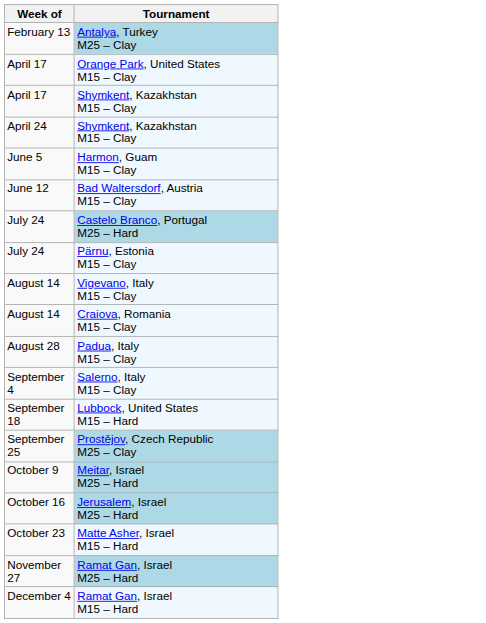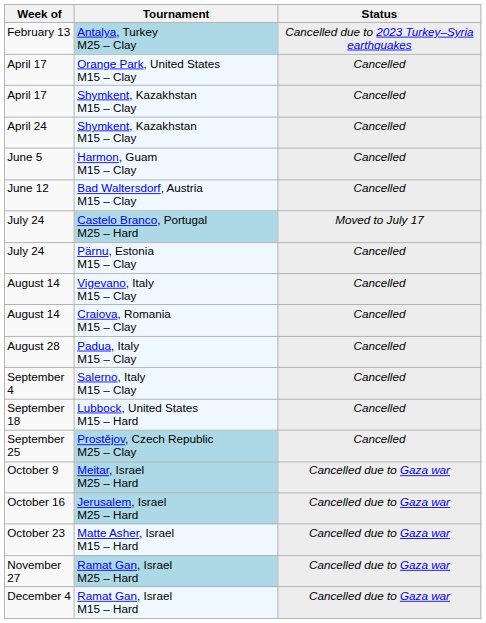+ column: (379, 13)
